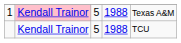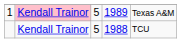(116, 12) 1988 -> (116, 12) 1989
